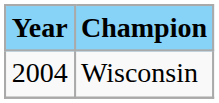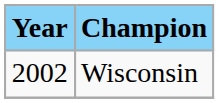(40, 73) 2004 -> (40, 73) 2002
